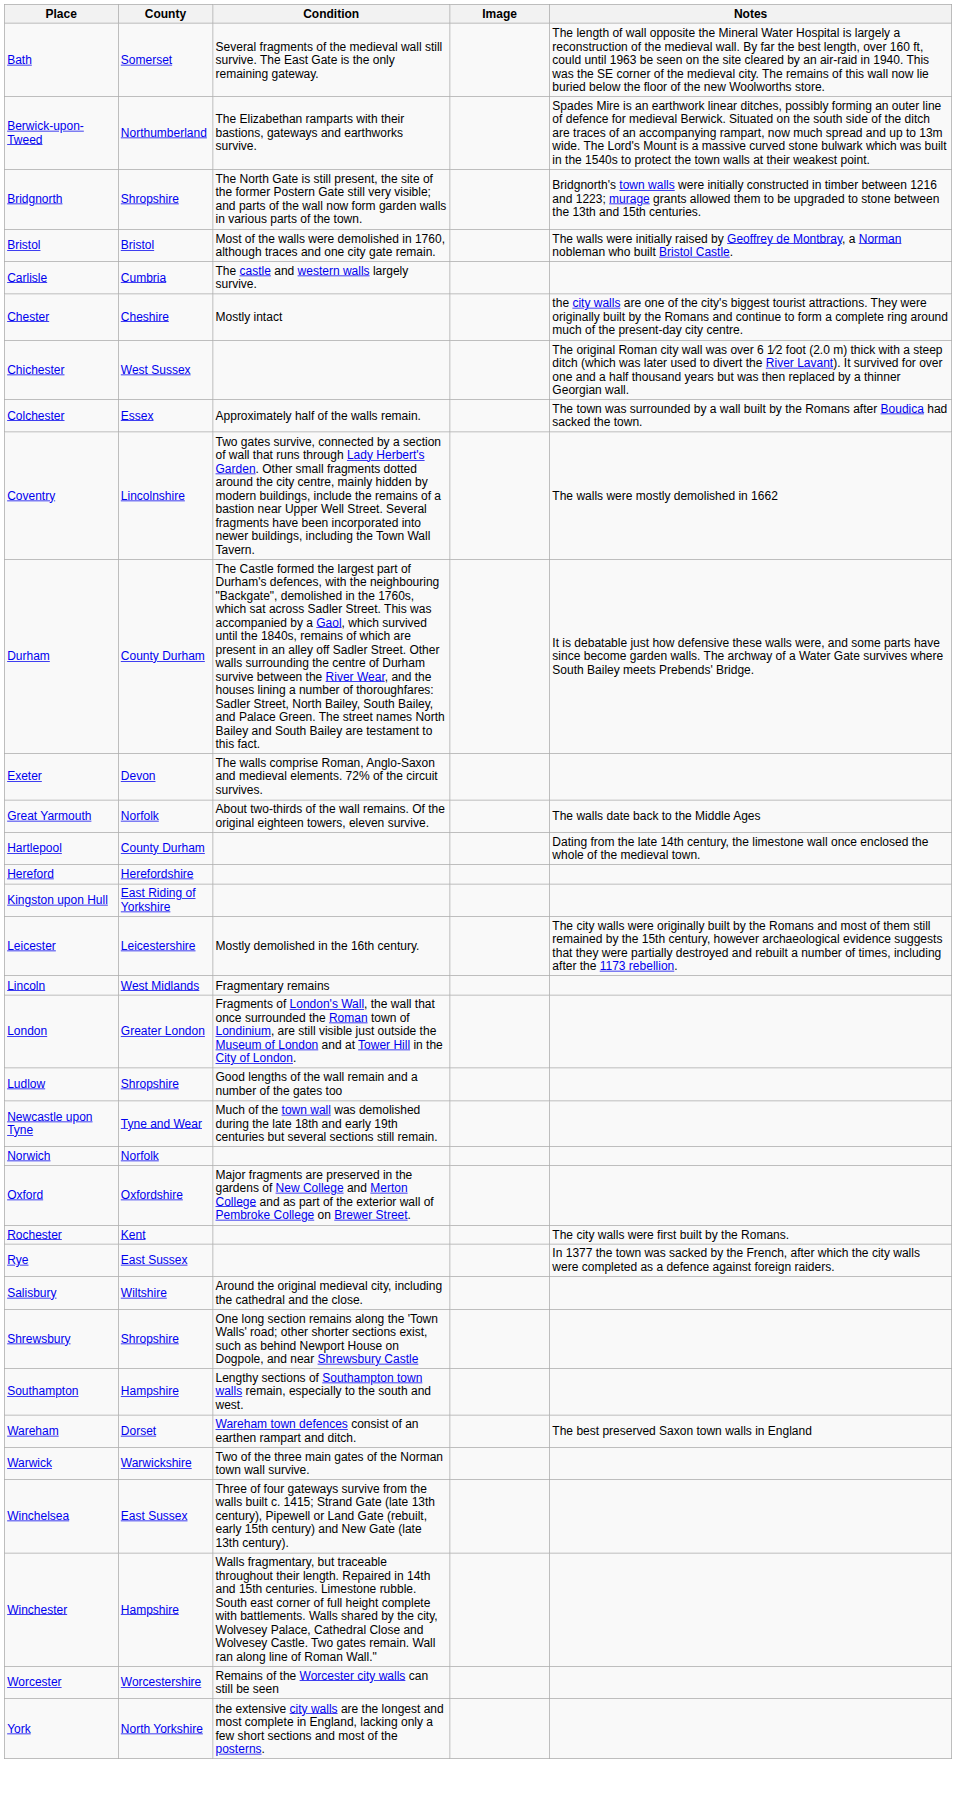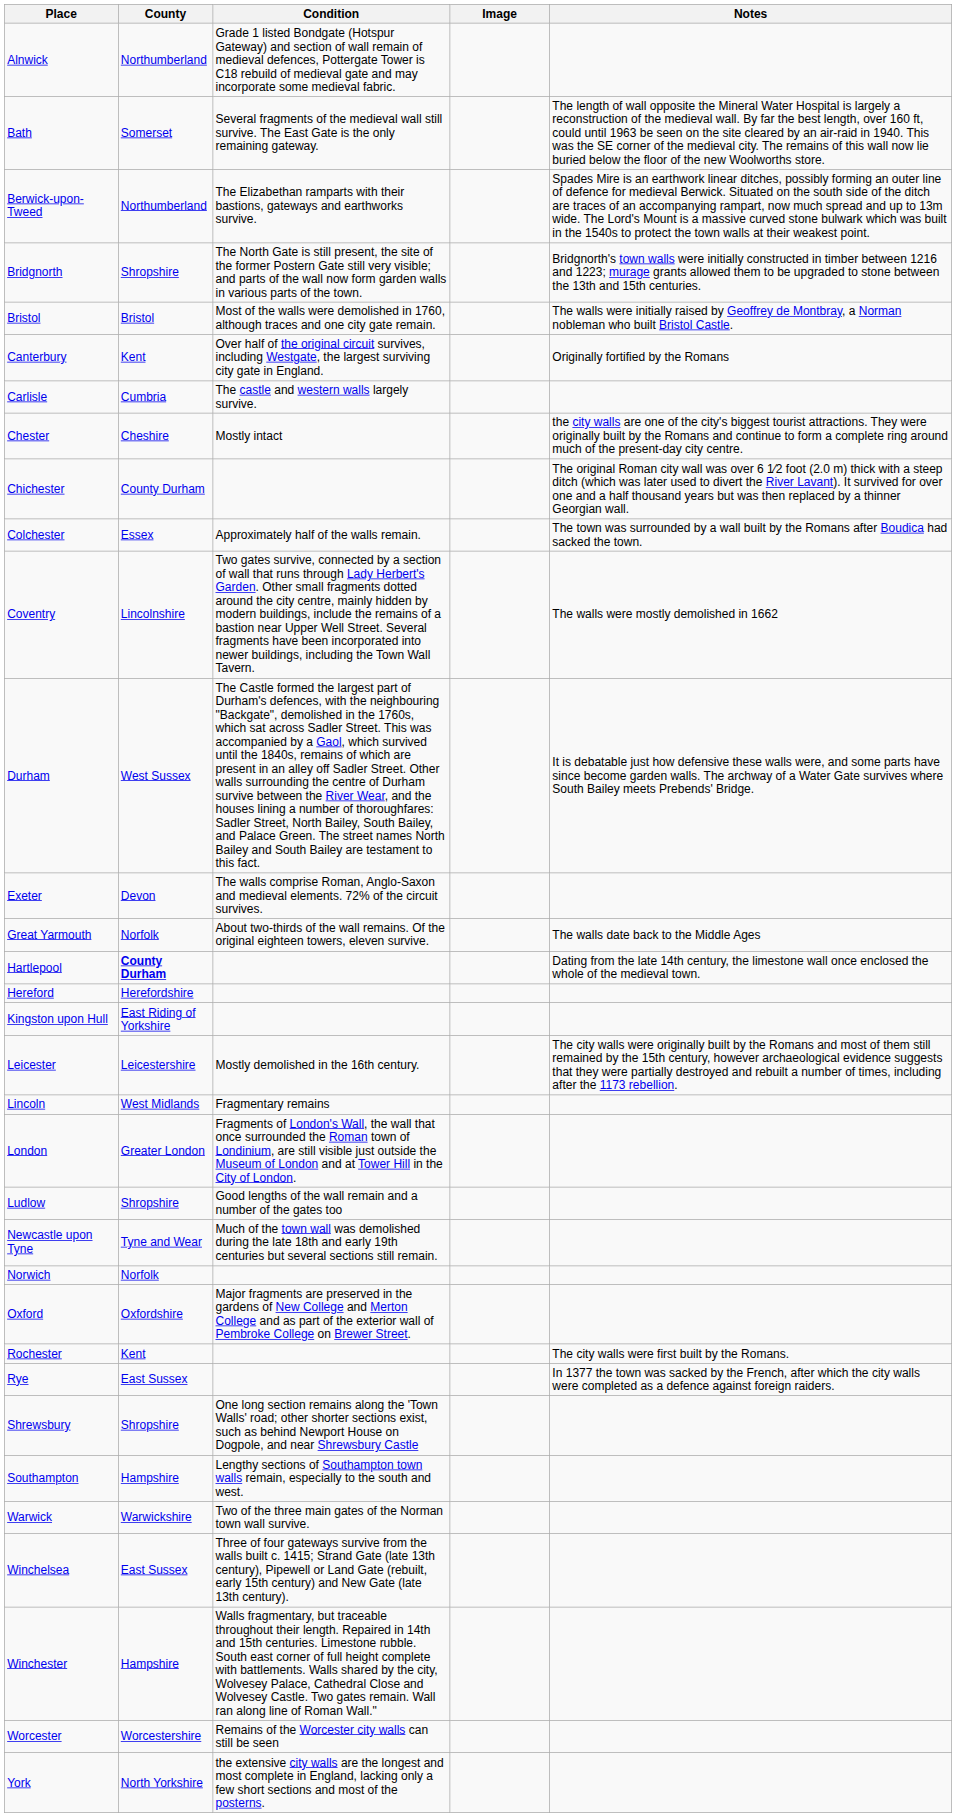+ row: (27, 60)
+ row: (37, 357)
(156, 369) West Sussex -> (163, 489) County Durham
(163, 656) County Durham -> (156, 775) West Sussex
(163, 848) normal -> (143, 967) bold
- row: (32, 1293)
- row: (33, 1431)
